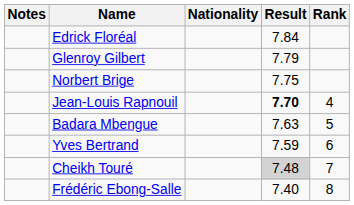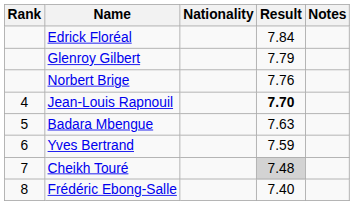columns swapped: (330, 15) <-> (27, 15)
(285, 80) 7.75 -> (281, 80) 7.76
